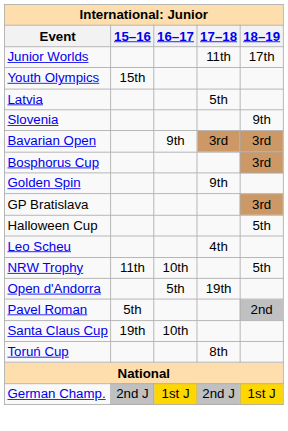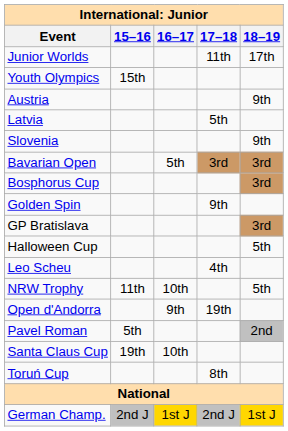+ row: (28, 99)
(176, 141) 9th -> (176, 162) 5th
(176, 288) 5th -> (176, 309) 9th
